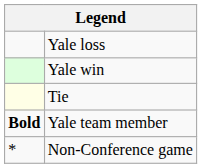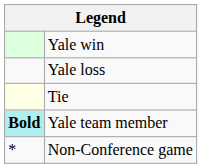rows swapped: (76, 70) <-> (76, 44)
(24, 123) no background -> (24, 123) paleturquoise background
